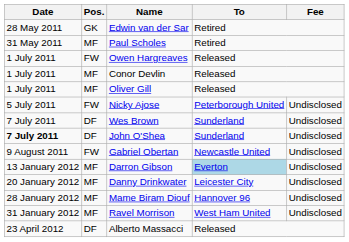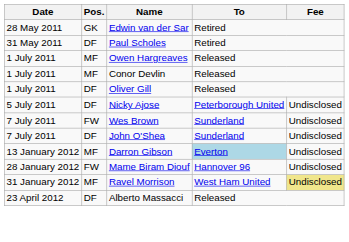(91, 43) MF -> (90, 43) DF
(91, 58) FW -> (91, 58) MF
(91, 89) MF -> (90, 89) DF
(91, 105) FW -> (90, 105) DF
(90, 120) DF -> (91, 120) FW
(32, 136) bold -> (31, 136) normal
- row: (144, 151)
- row: (148, 182)
(91, 197) MF -> (91, 167) FW
(315, 213) no background -> (315, 182) khaki background
